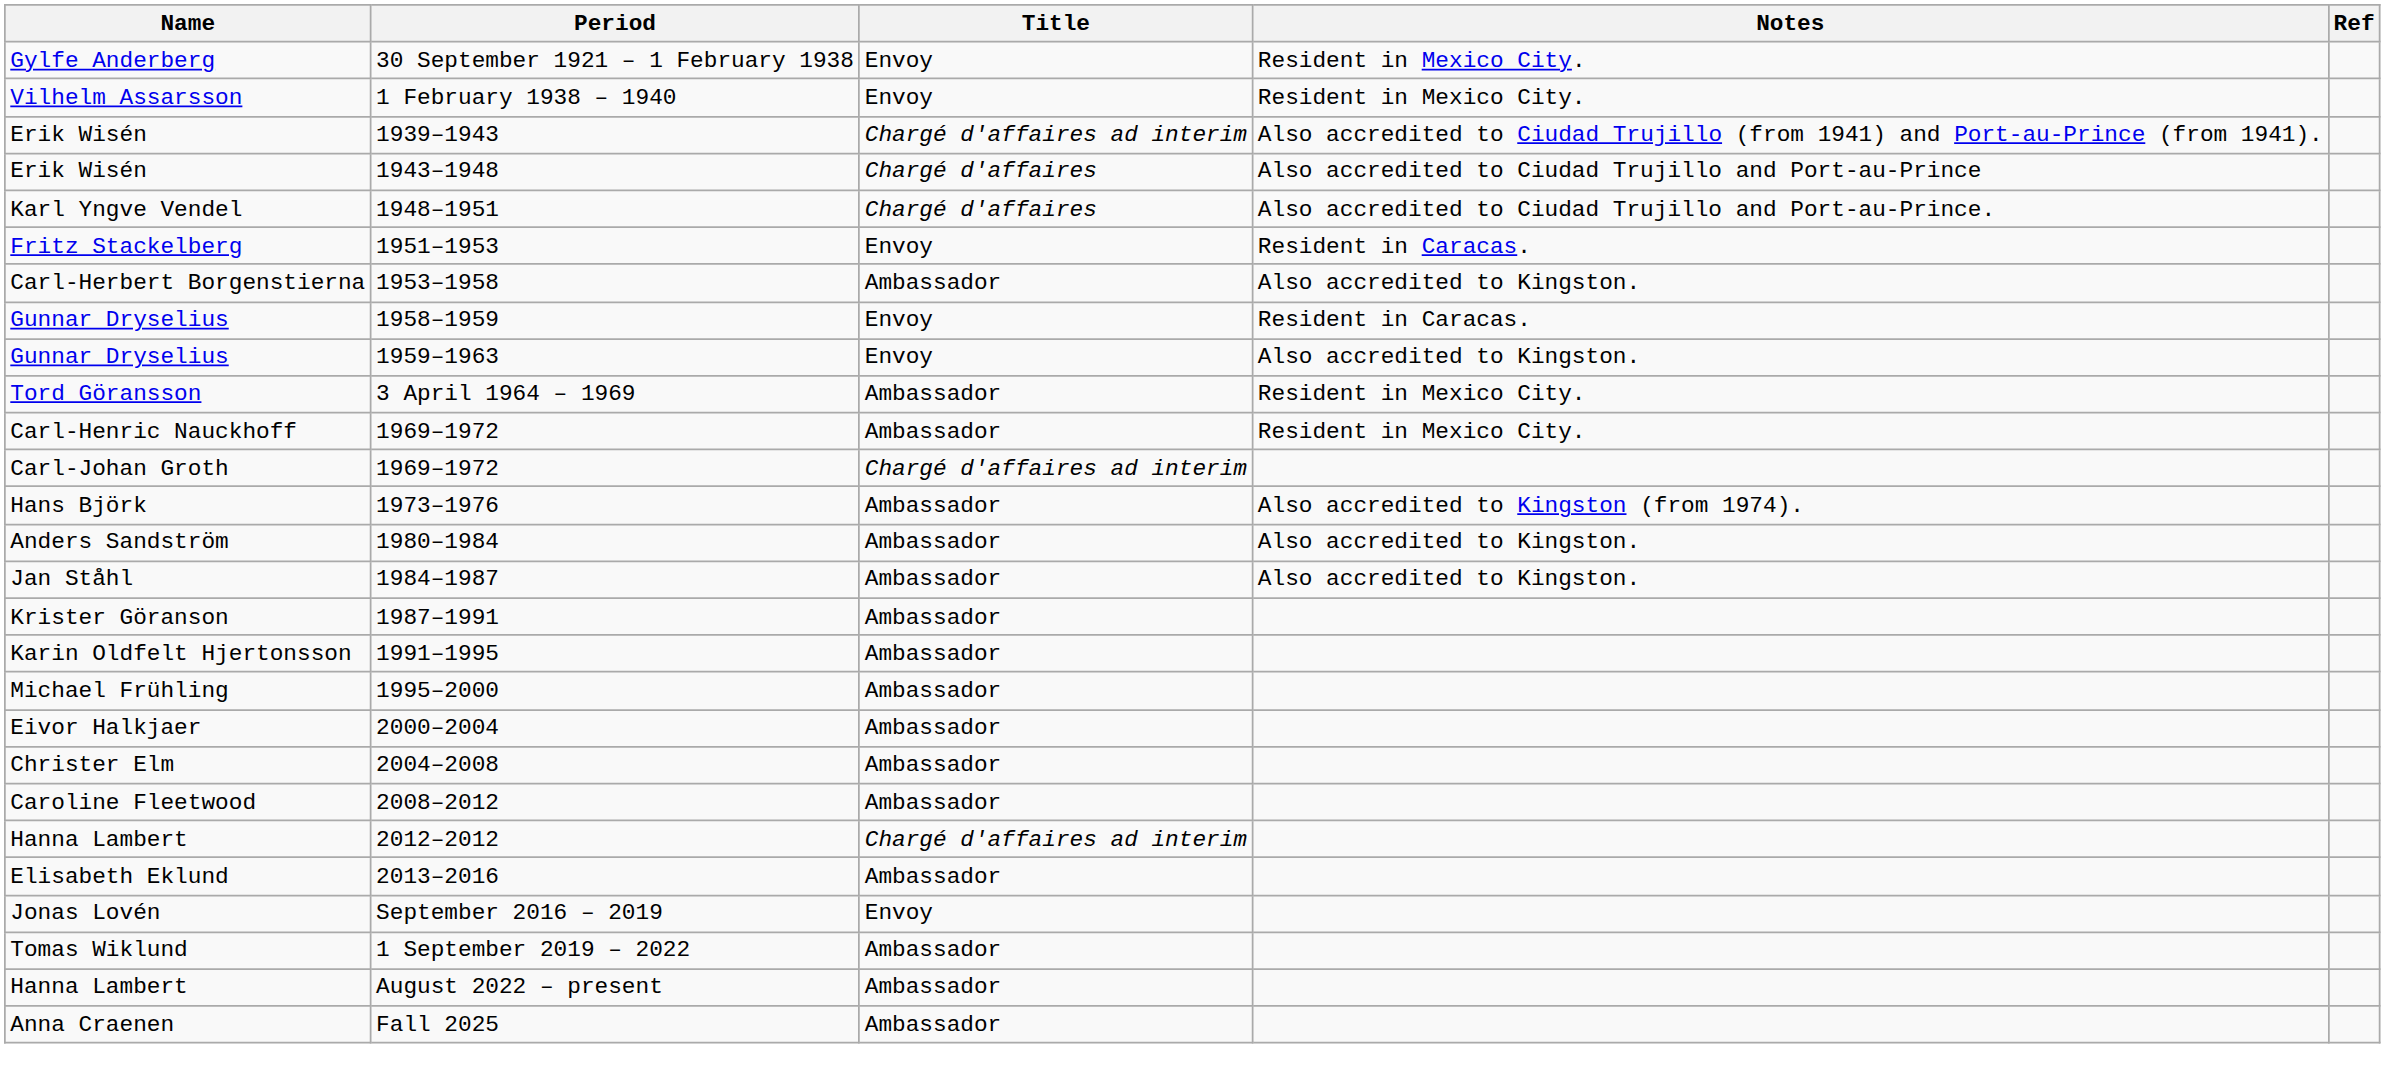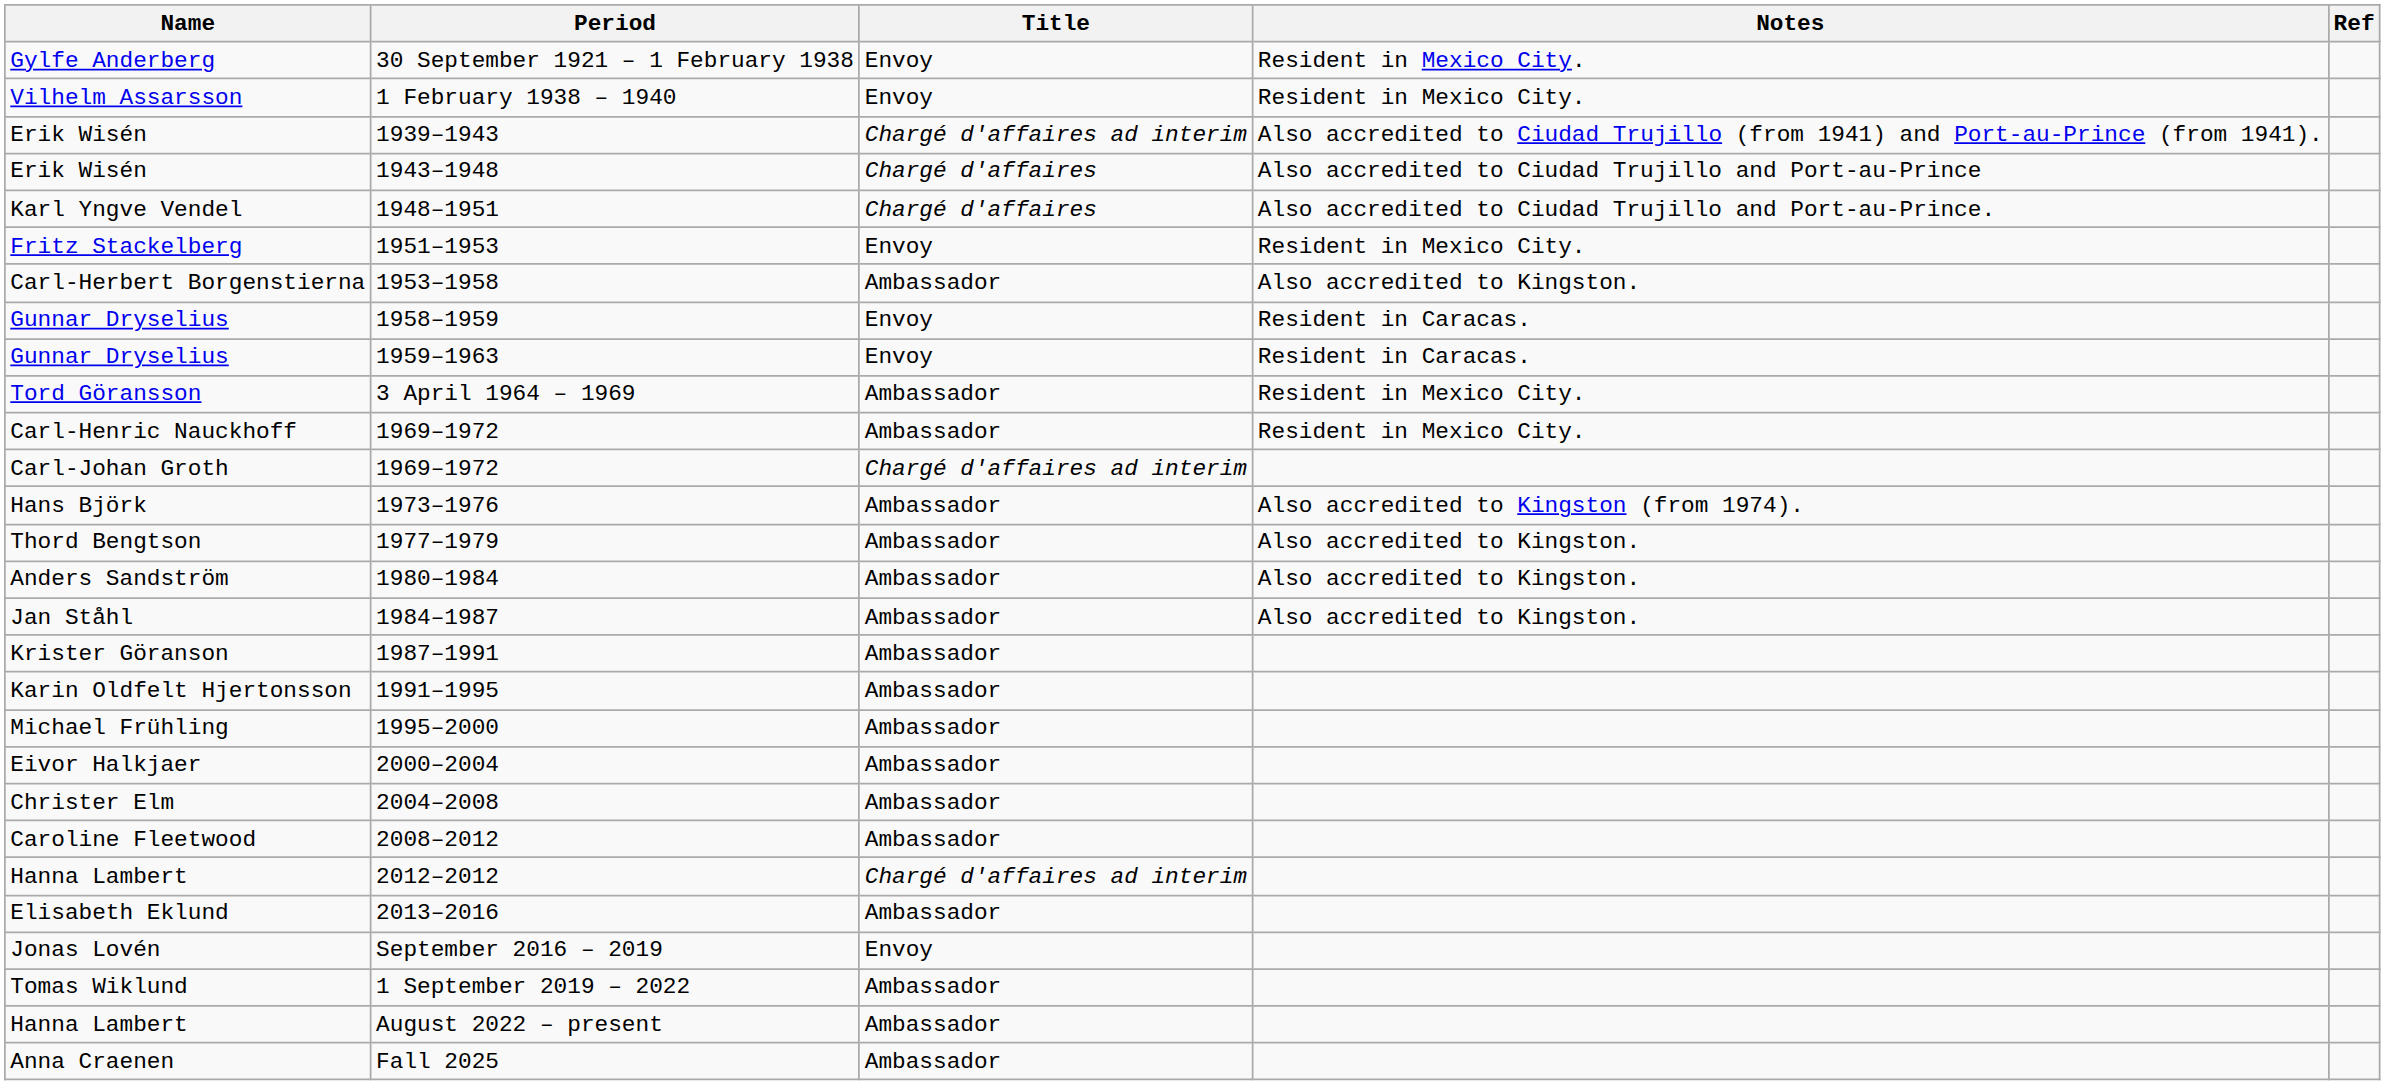(1394, 246) Resident in Caracas. -> (1422, 246) Resident in Mexico City.
(1449, 357) Also accredited to Kingston. -> (1394, 357) Resident in Caracas.
+ row: (106, 543)
